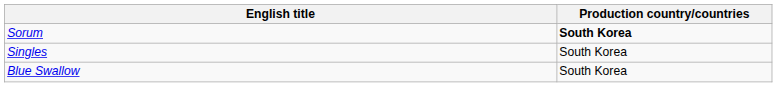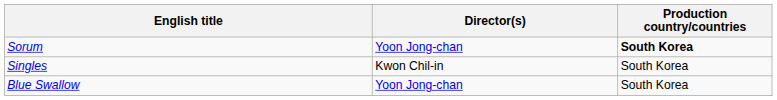+ column: (495, 20)
